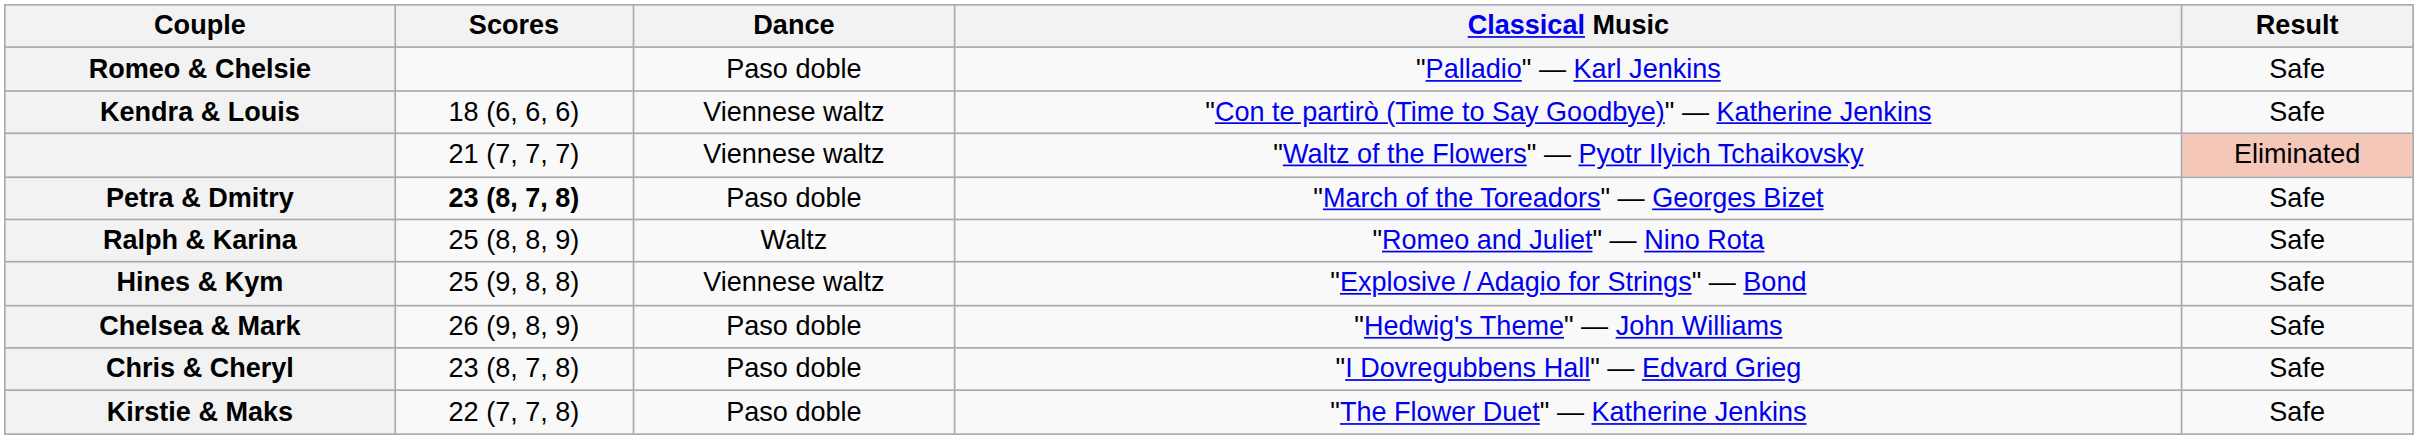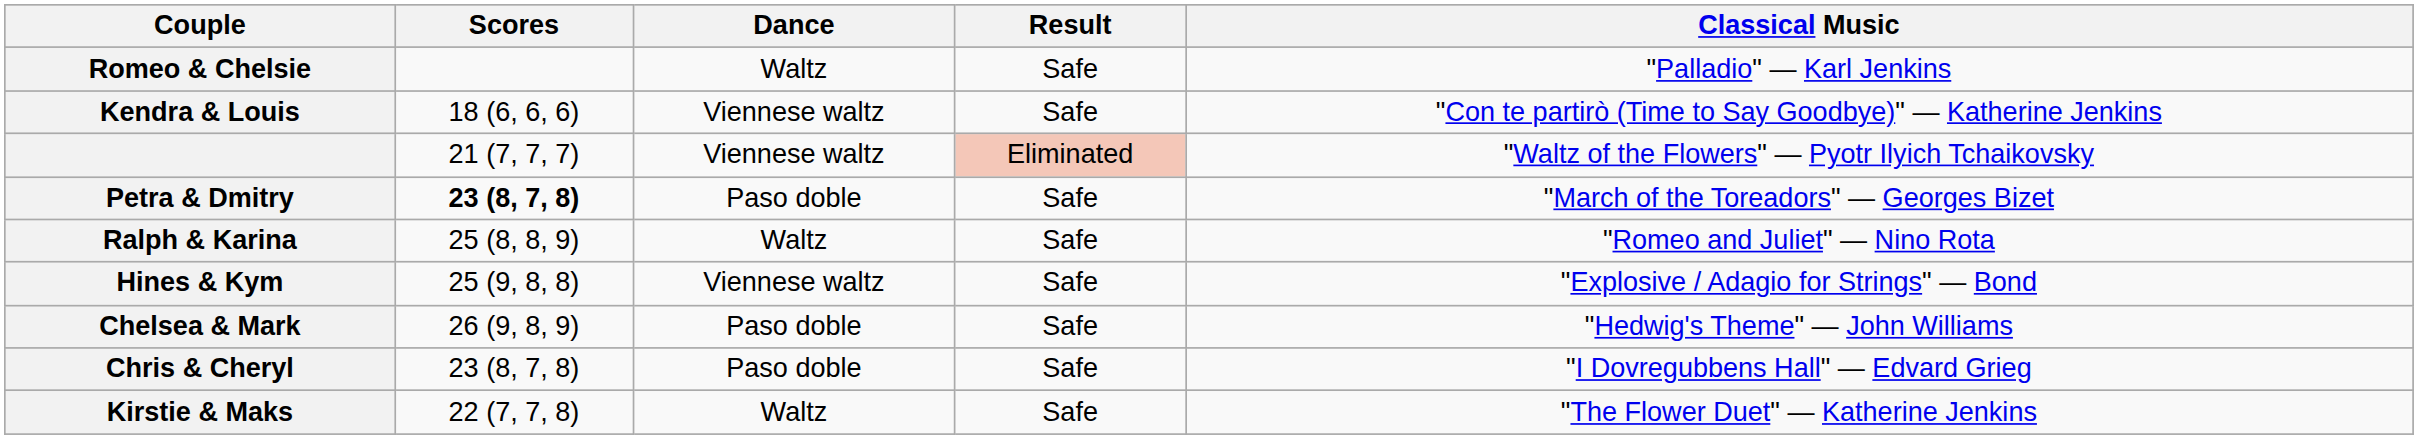columns swapped: (1568, 25) <-> (2297, 25)
(794, 68) Paso doble -> (794, 68) Waltz
(794, 411) Paso doble -> (794, 411) Waltz
